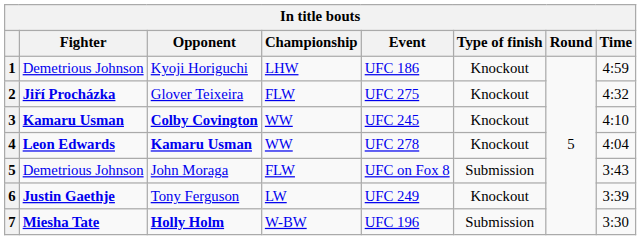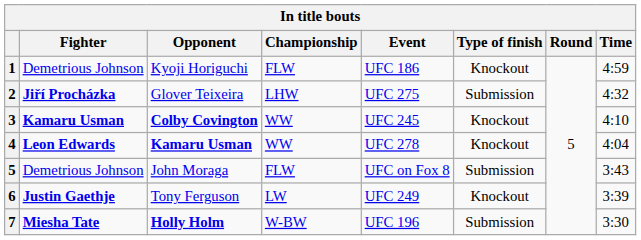(282, 68) LHW -> (280, 68) FLW
(280, 93) FLW -> (282, 93) LHW
(500, 93) Knockout -> (500, 93) Submission
